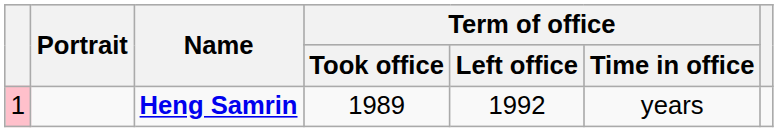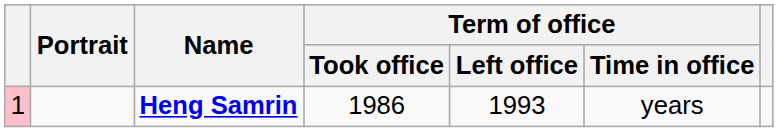(377, 106) 1989 -> (377, 106) 1986
(517, 106) 1992 -> (517, 106) 1993
